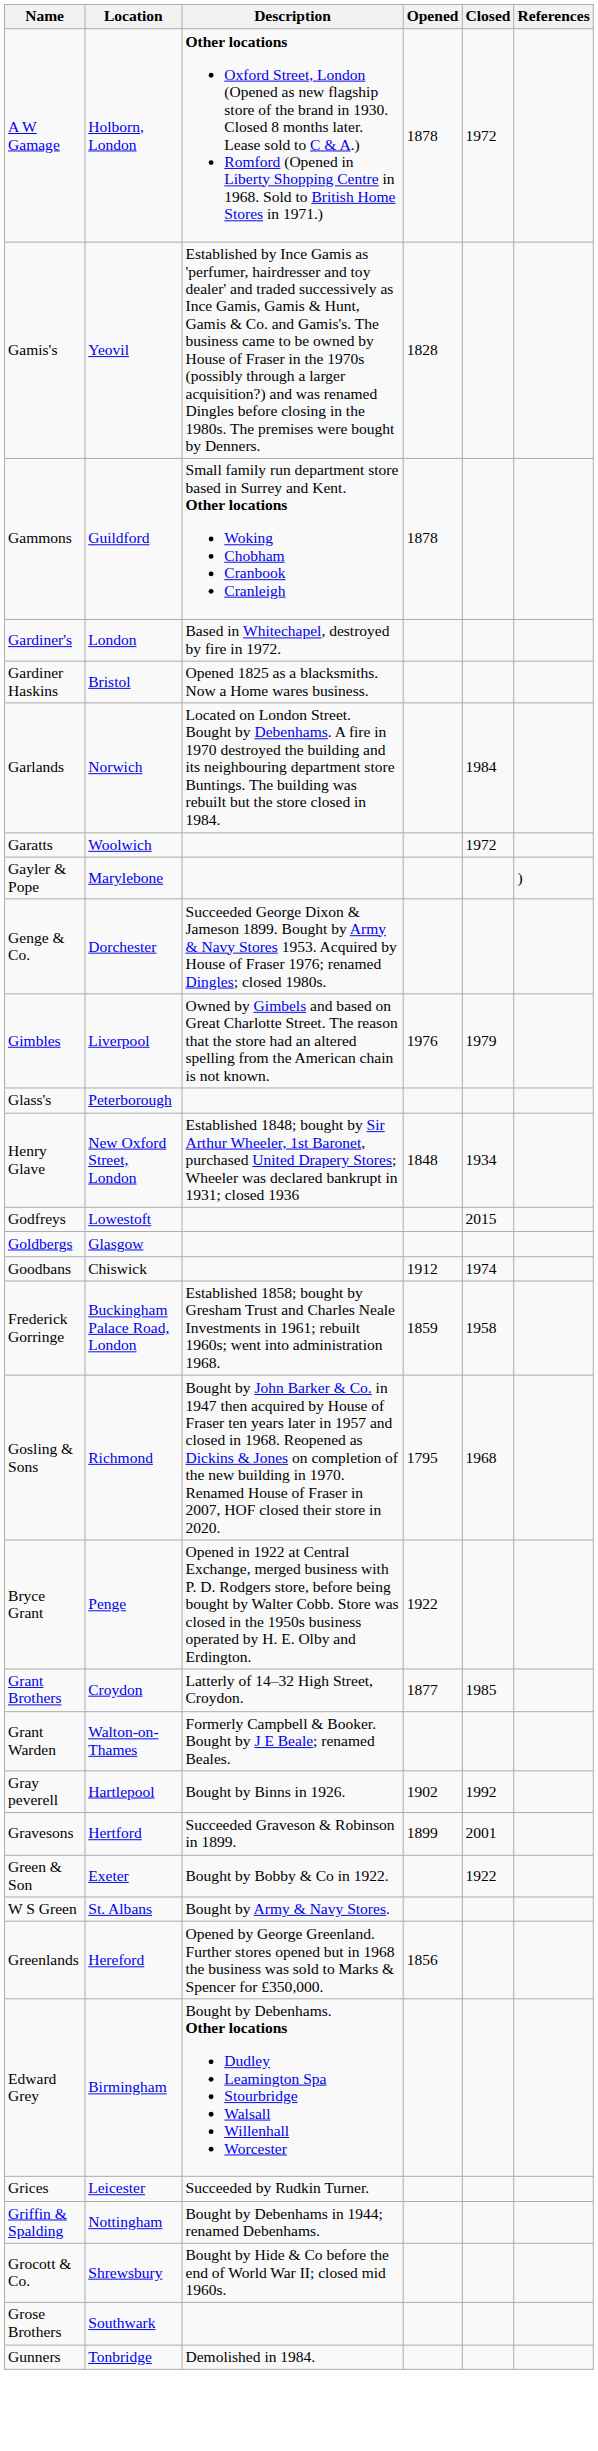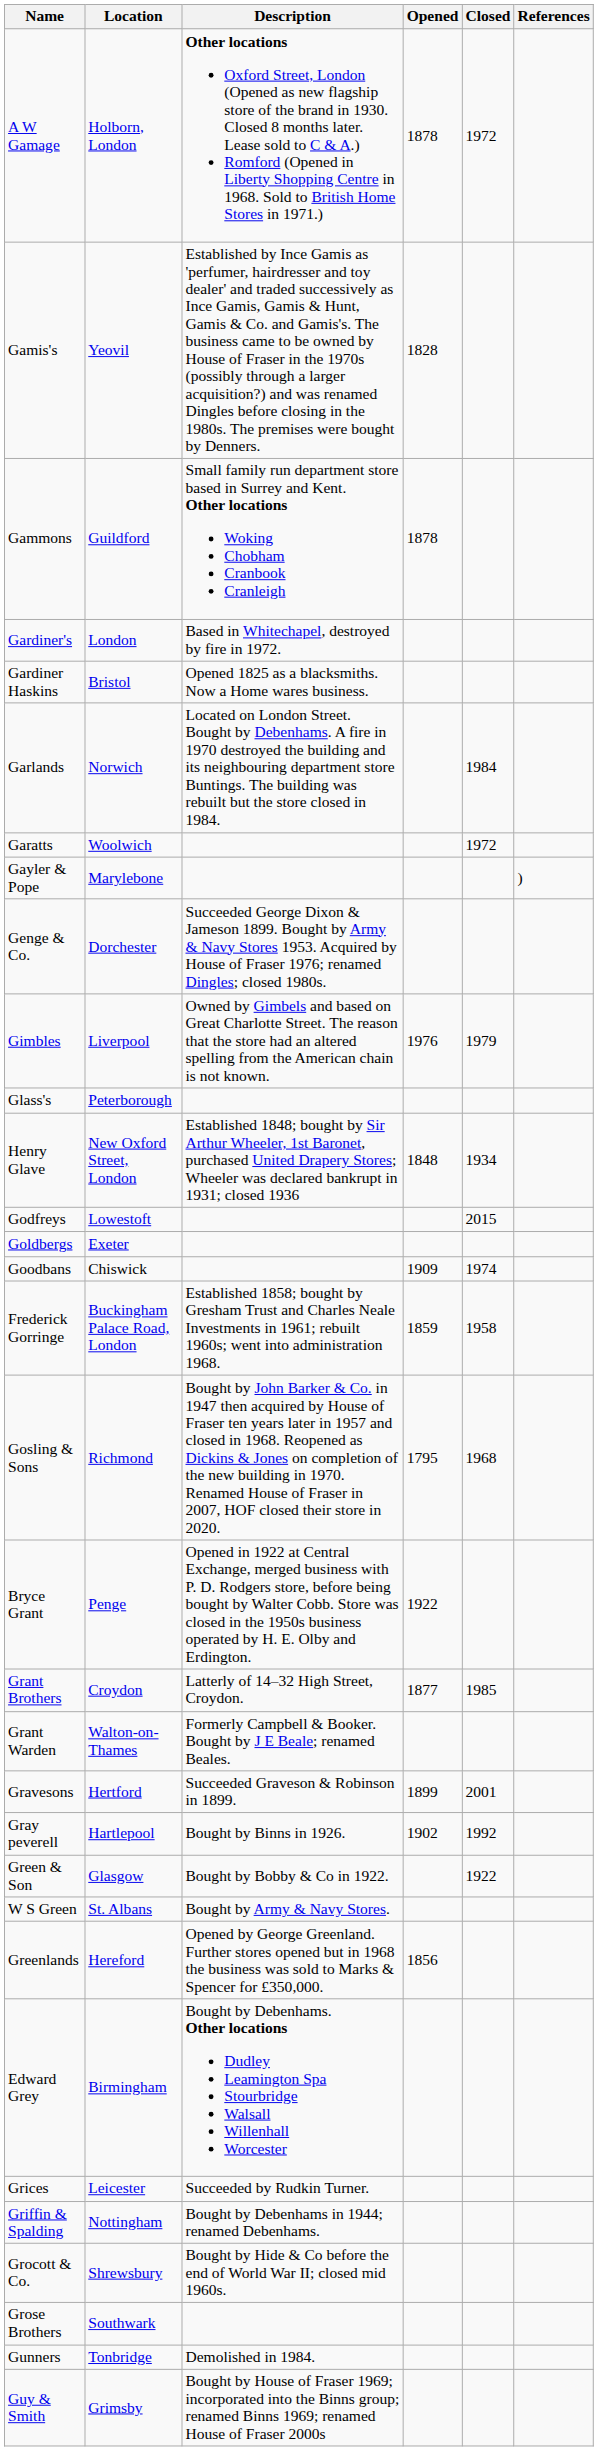(116, 1244) Glasgow -> (109, 1244) Exeter
(422, 1268) 1912 -> (422, 1268) 1909
rows swapped: (41, 1833) <-> (33, 1791)
(109, 1875) Exeter -> (116, 1875) Glasgow
+ row: (29, 2407)
